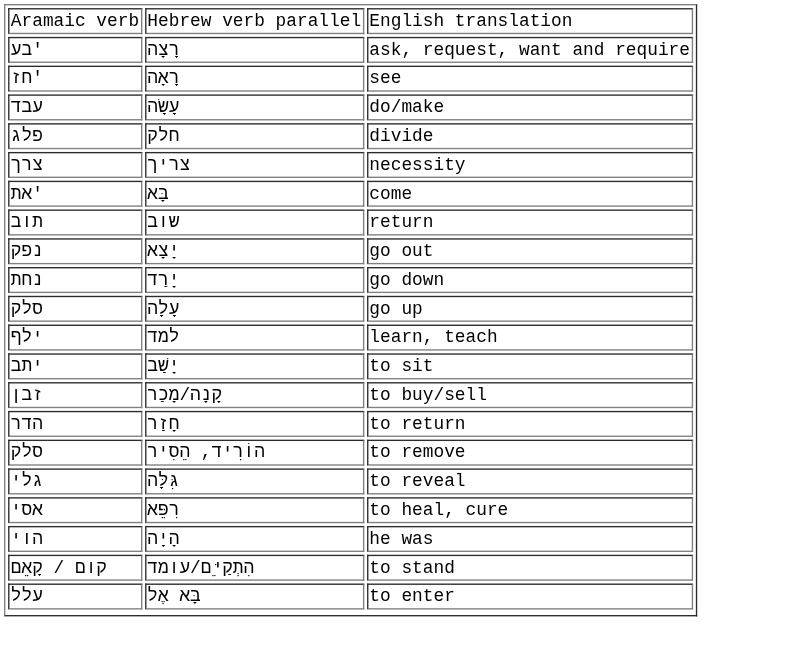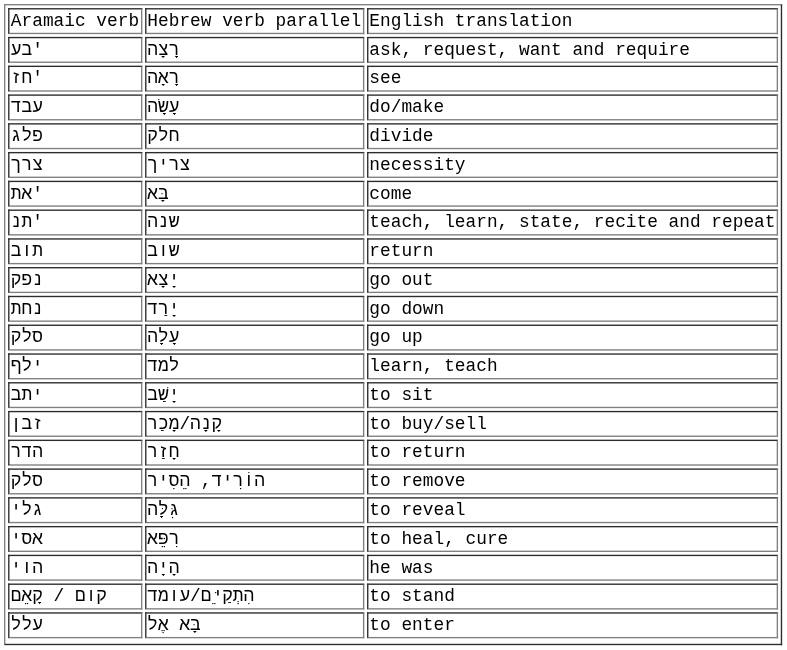+ row: (163, 223)
